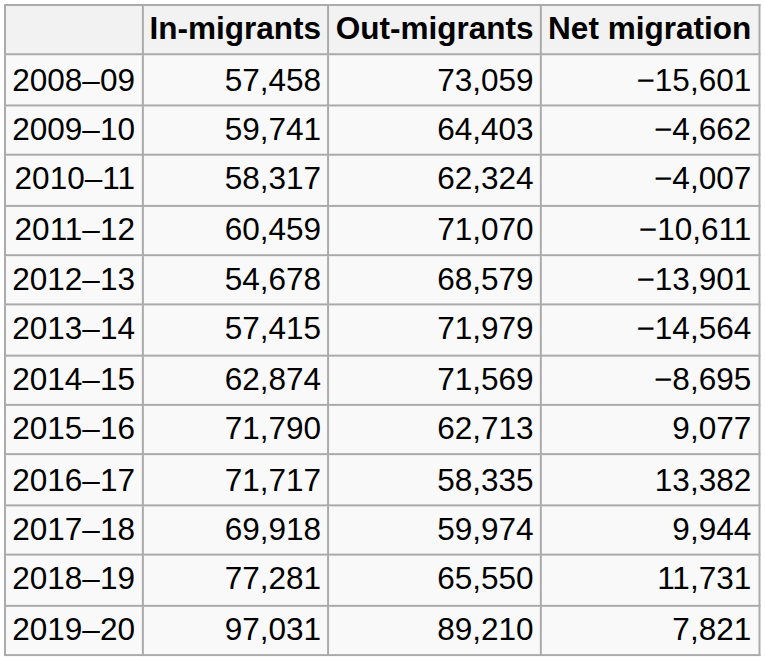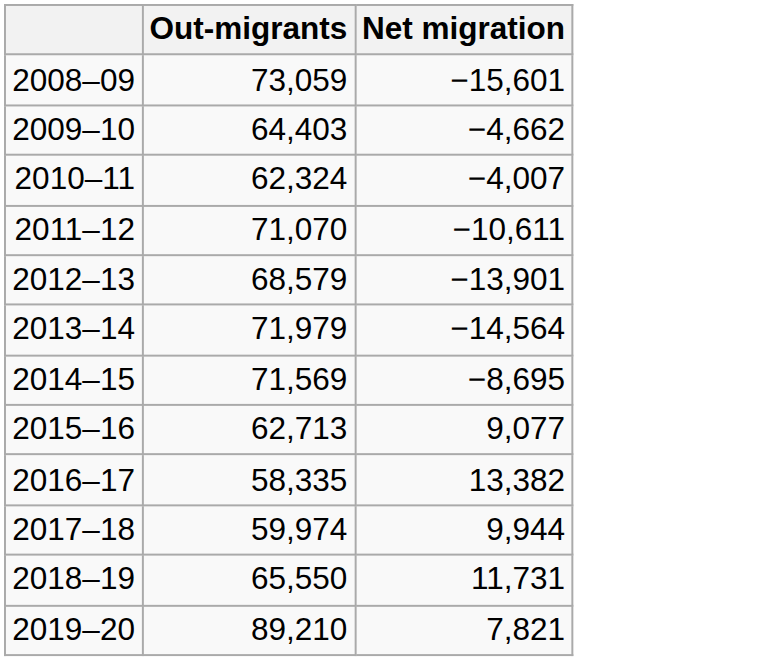- column: (235, 29)
